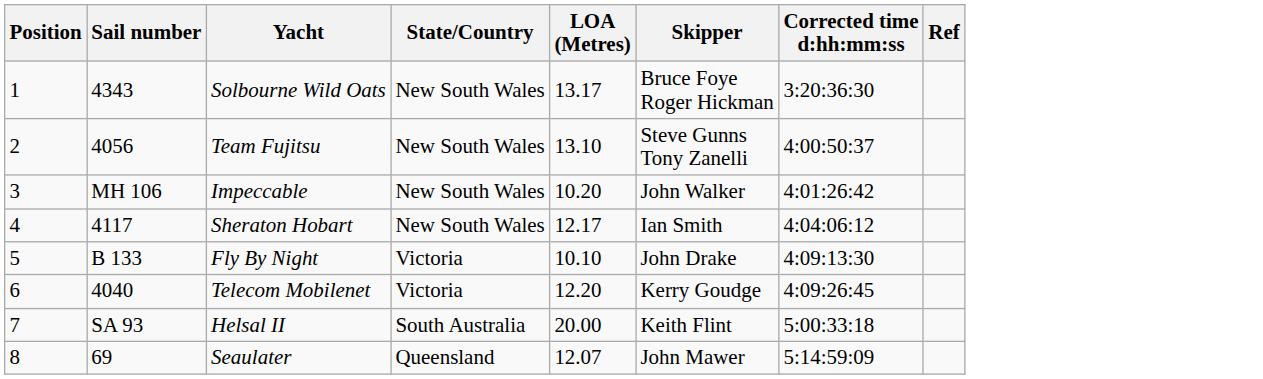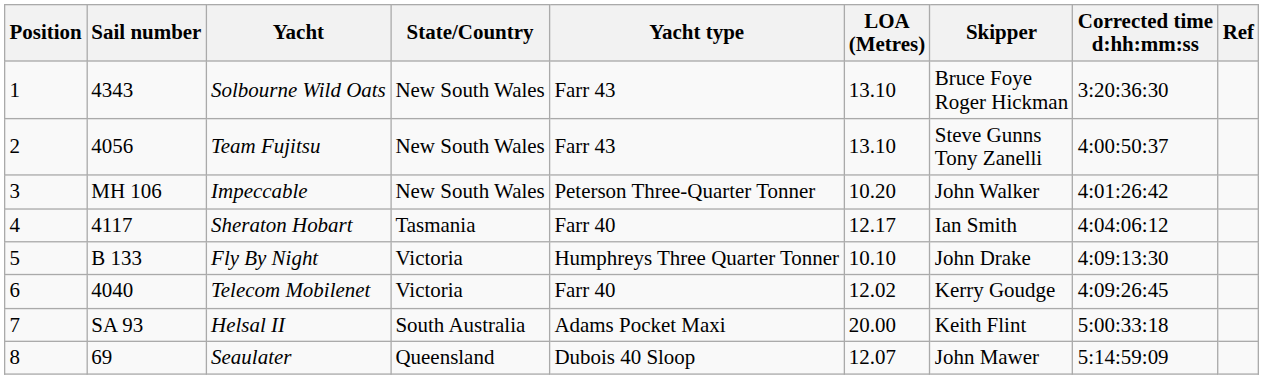+ column: (697, 32)
(578, 89) 13.17 -> (872, 89) 13.10
(470, 224) New South Wales -> (435, 224) Tasmania
(578, 291) 12.20 -> (872, 291) 12.02
